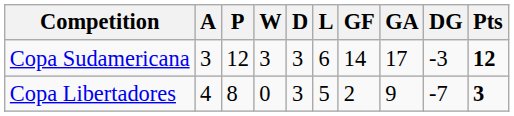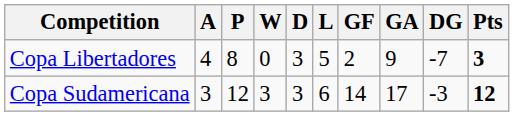rows swapped: (93, 93) <-> (100, 57)
